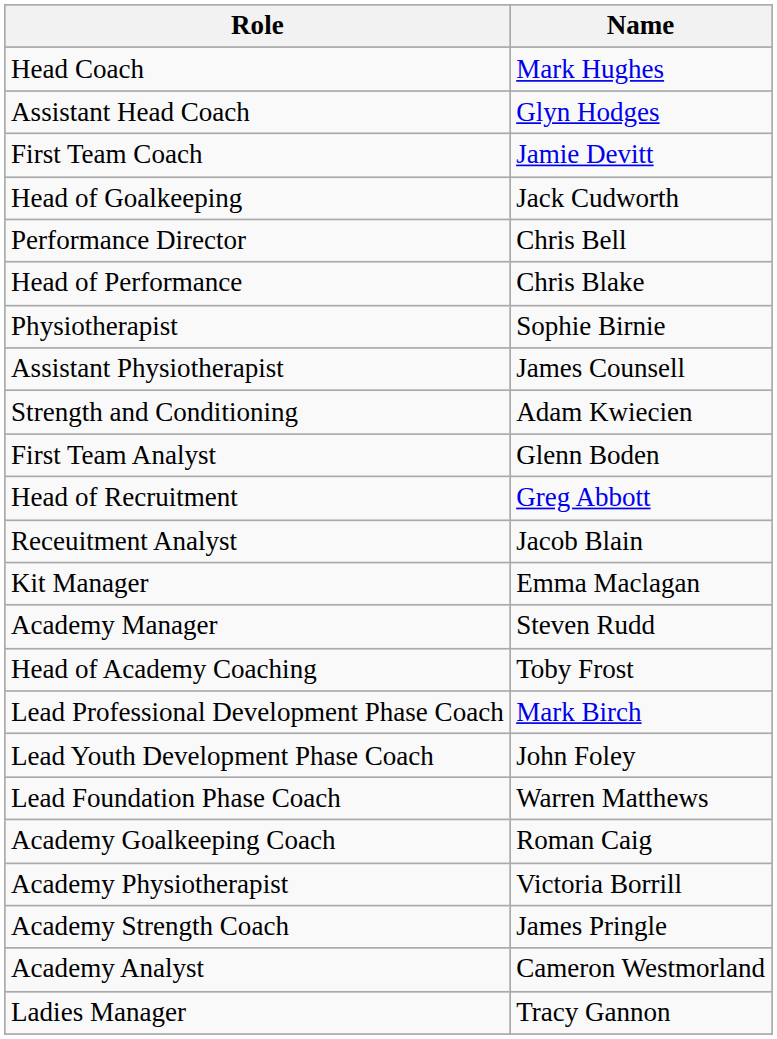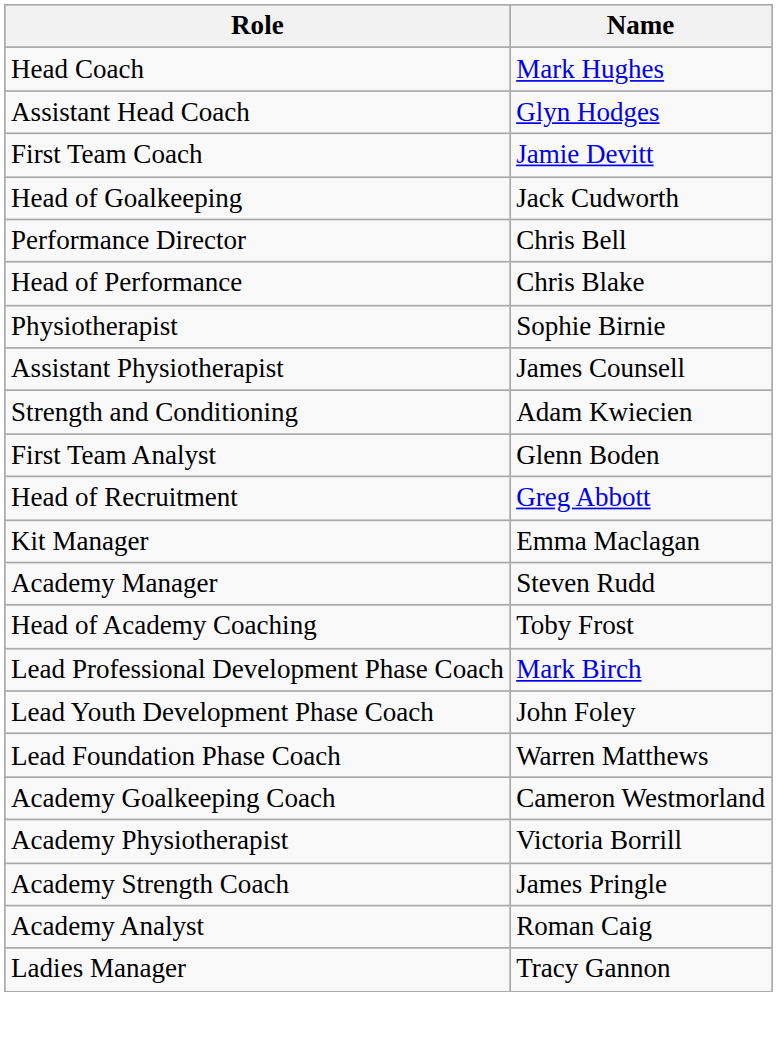- row: (124, 540)
(584, 840) Roman Caig -> (641, 797) Cameron Westmorland
(641, 969) Cameron Westmorland -> (584, 926) Roman Caig
